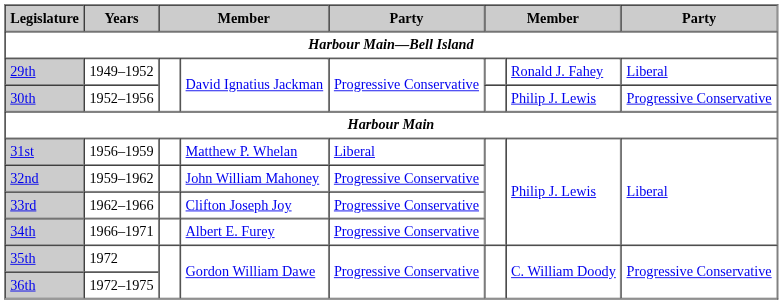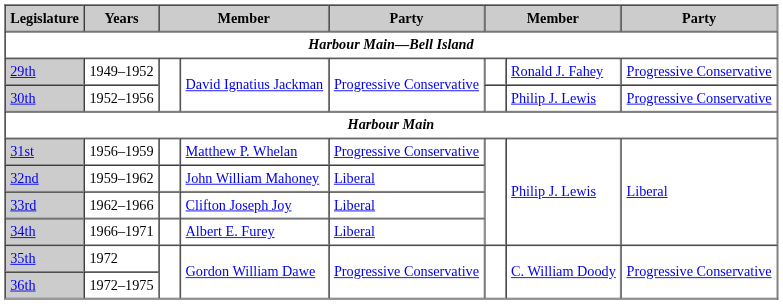(647, 71) Liberal -> (699, 71) Progressive Conservative
(354, 151) Liberal -> (406, 151) Progressive Conservative
(406, 178) Progressive Conservative -> (354, 178) Liberal
(406, 205) Progressive Conservative -> (354, 205) Liberal
(406, 231) Progressive Conservative -> (354, 231) Liberal
